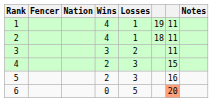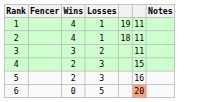- column: (78, 11)
